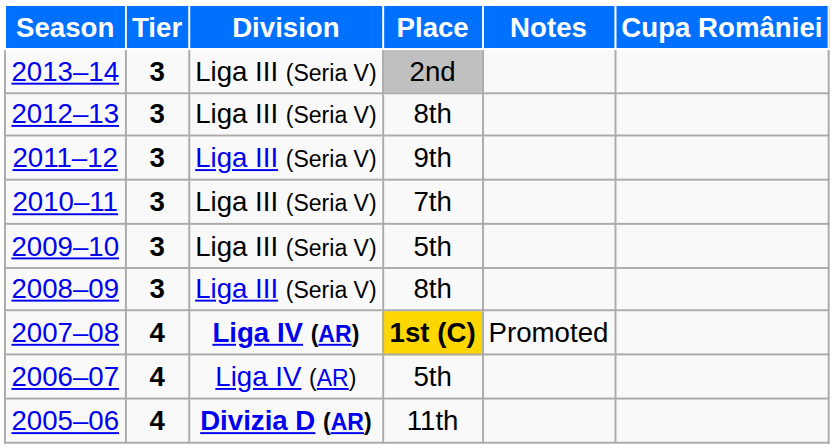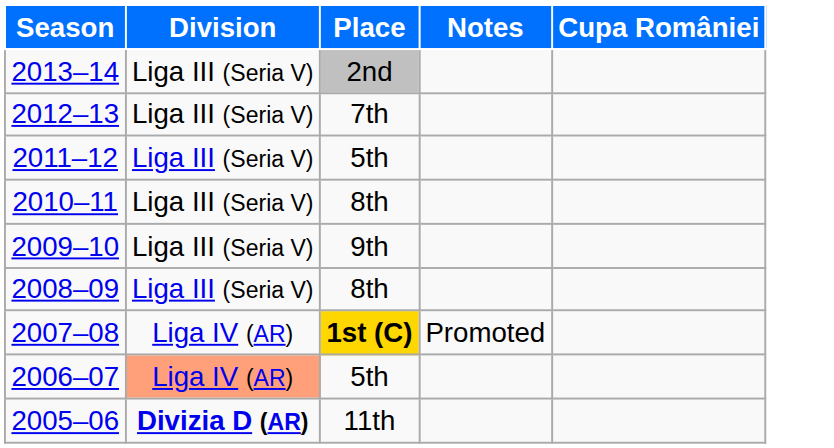- column: (157, 27)
(433, 115) 8th -> (369, 115) 7th
(433, 158) 9th -> (369, 158) 5th
(433, 202) 7th -> (369, 202) 8th
(433, 246) 5th -> (369, 246) 9th
(286, 333) bold -> (223, 333) normal
(286, 377) no background -> (223, 377) lightsalmon background
